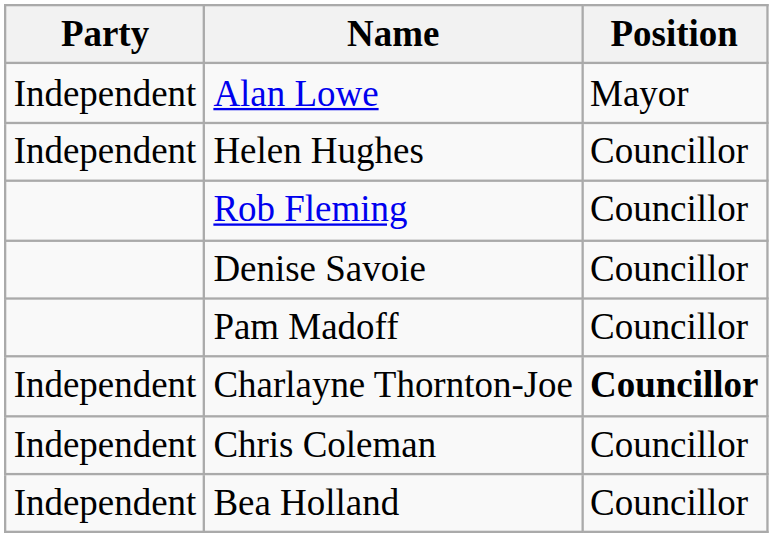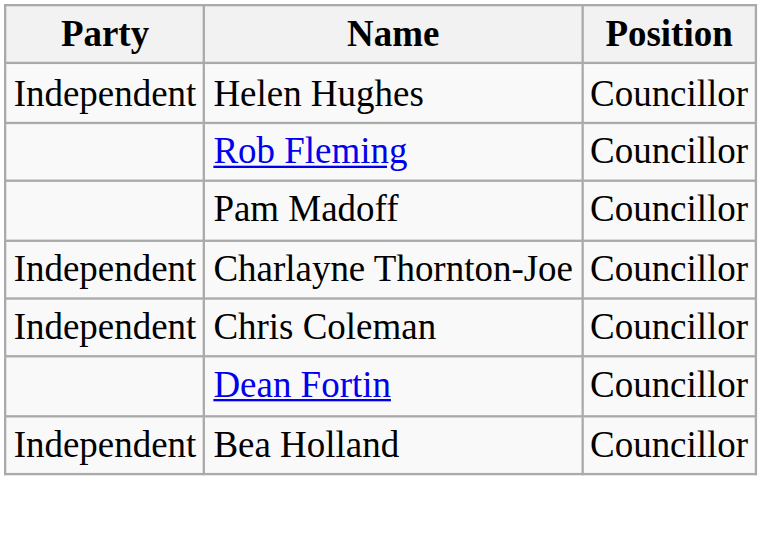- row: (296, 92)
- row: (320, 268)
(674, 385) bold -> (669, 268) normal
+ row: (302, 385)
